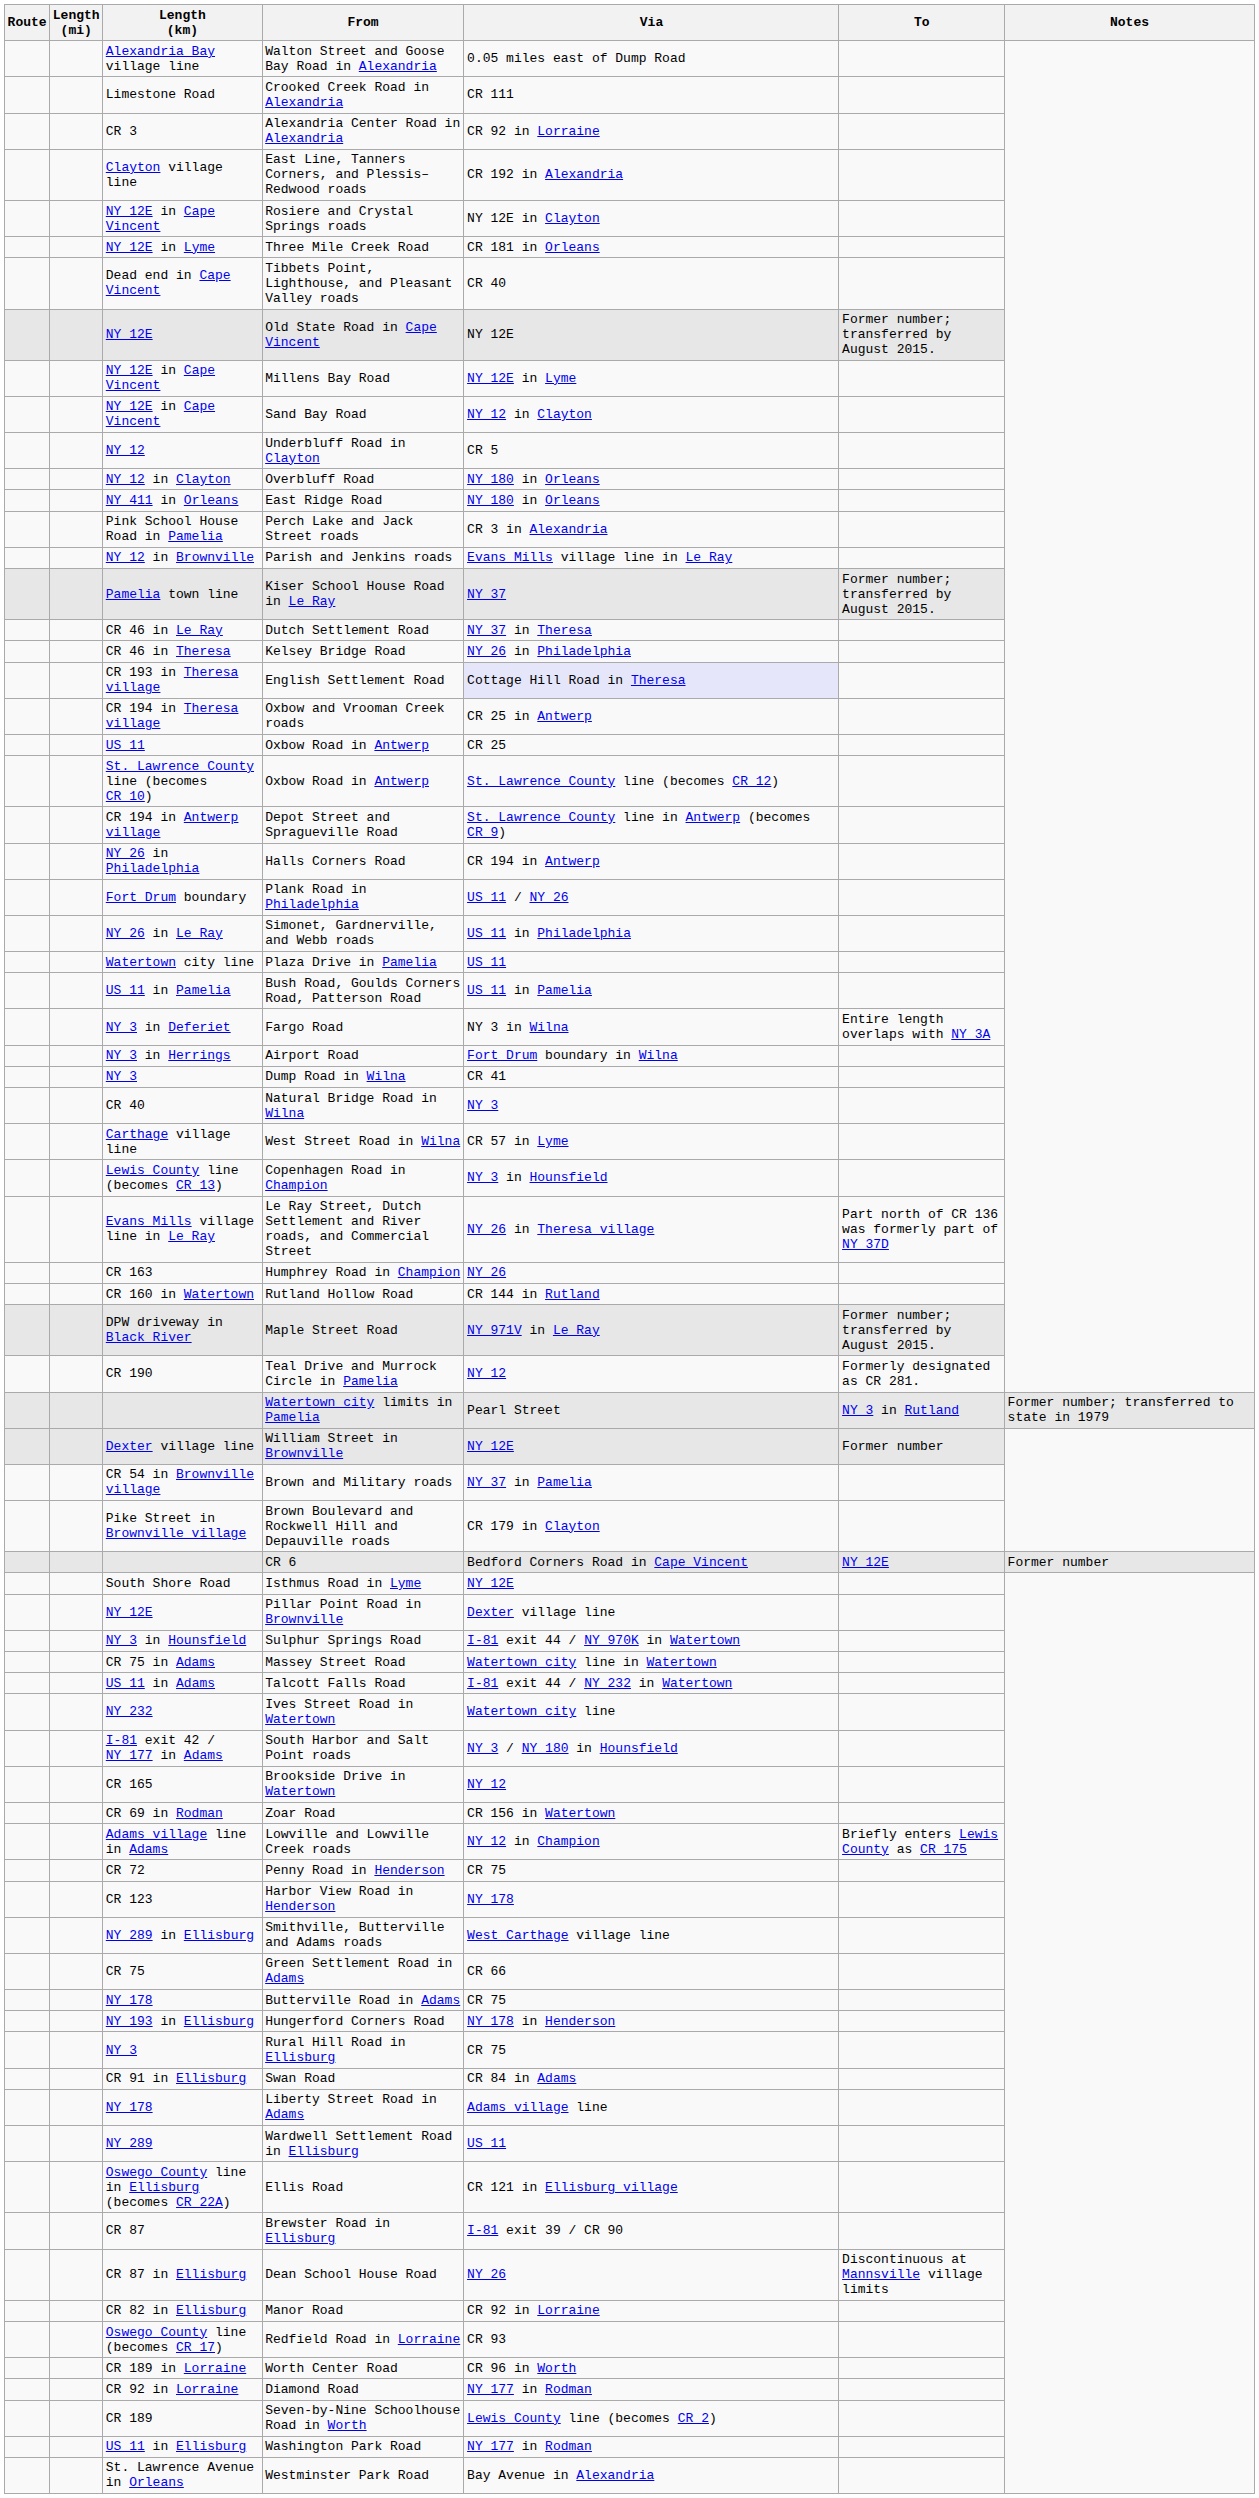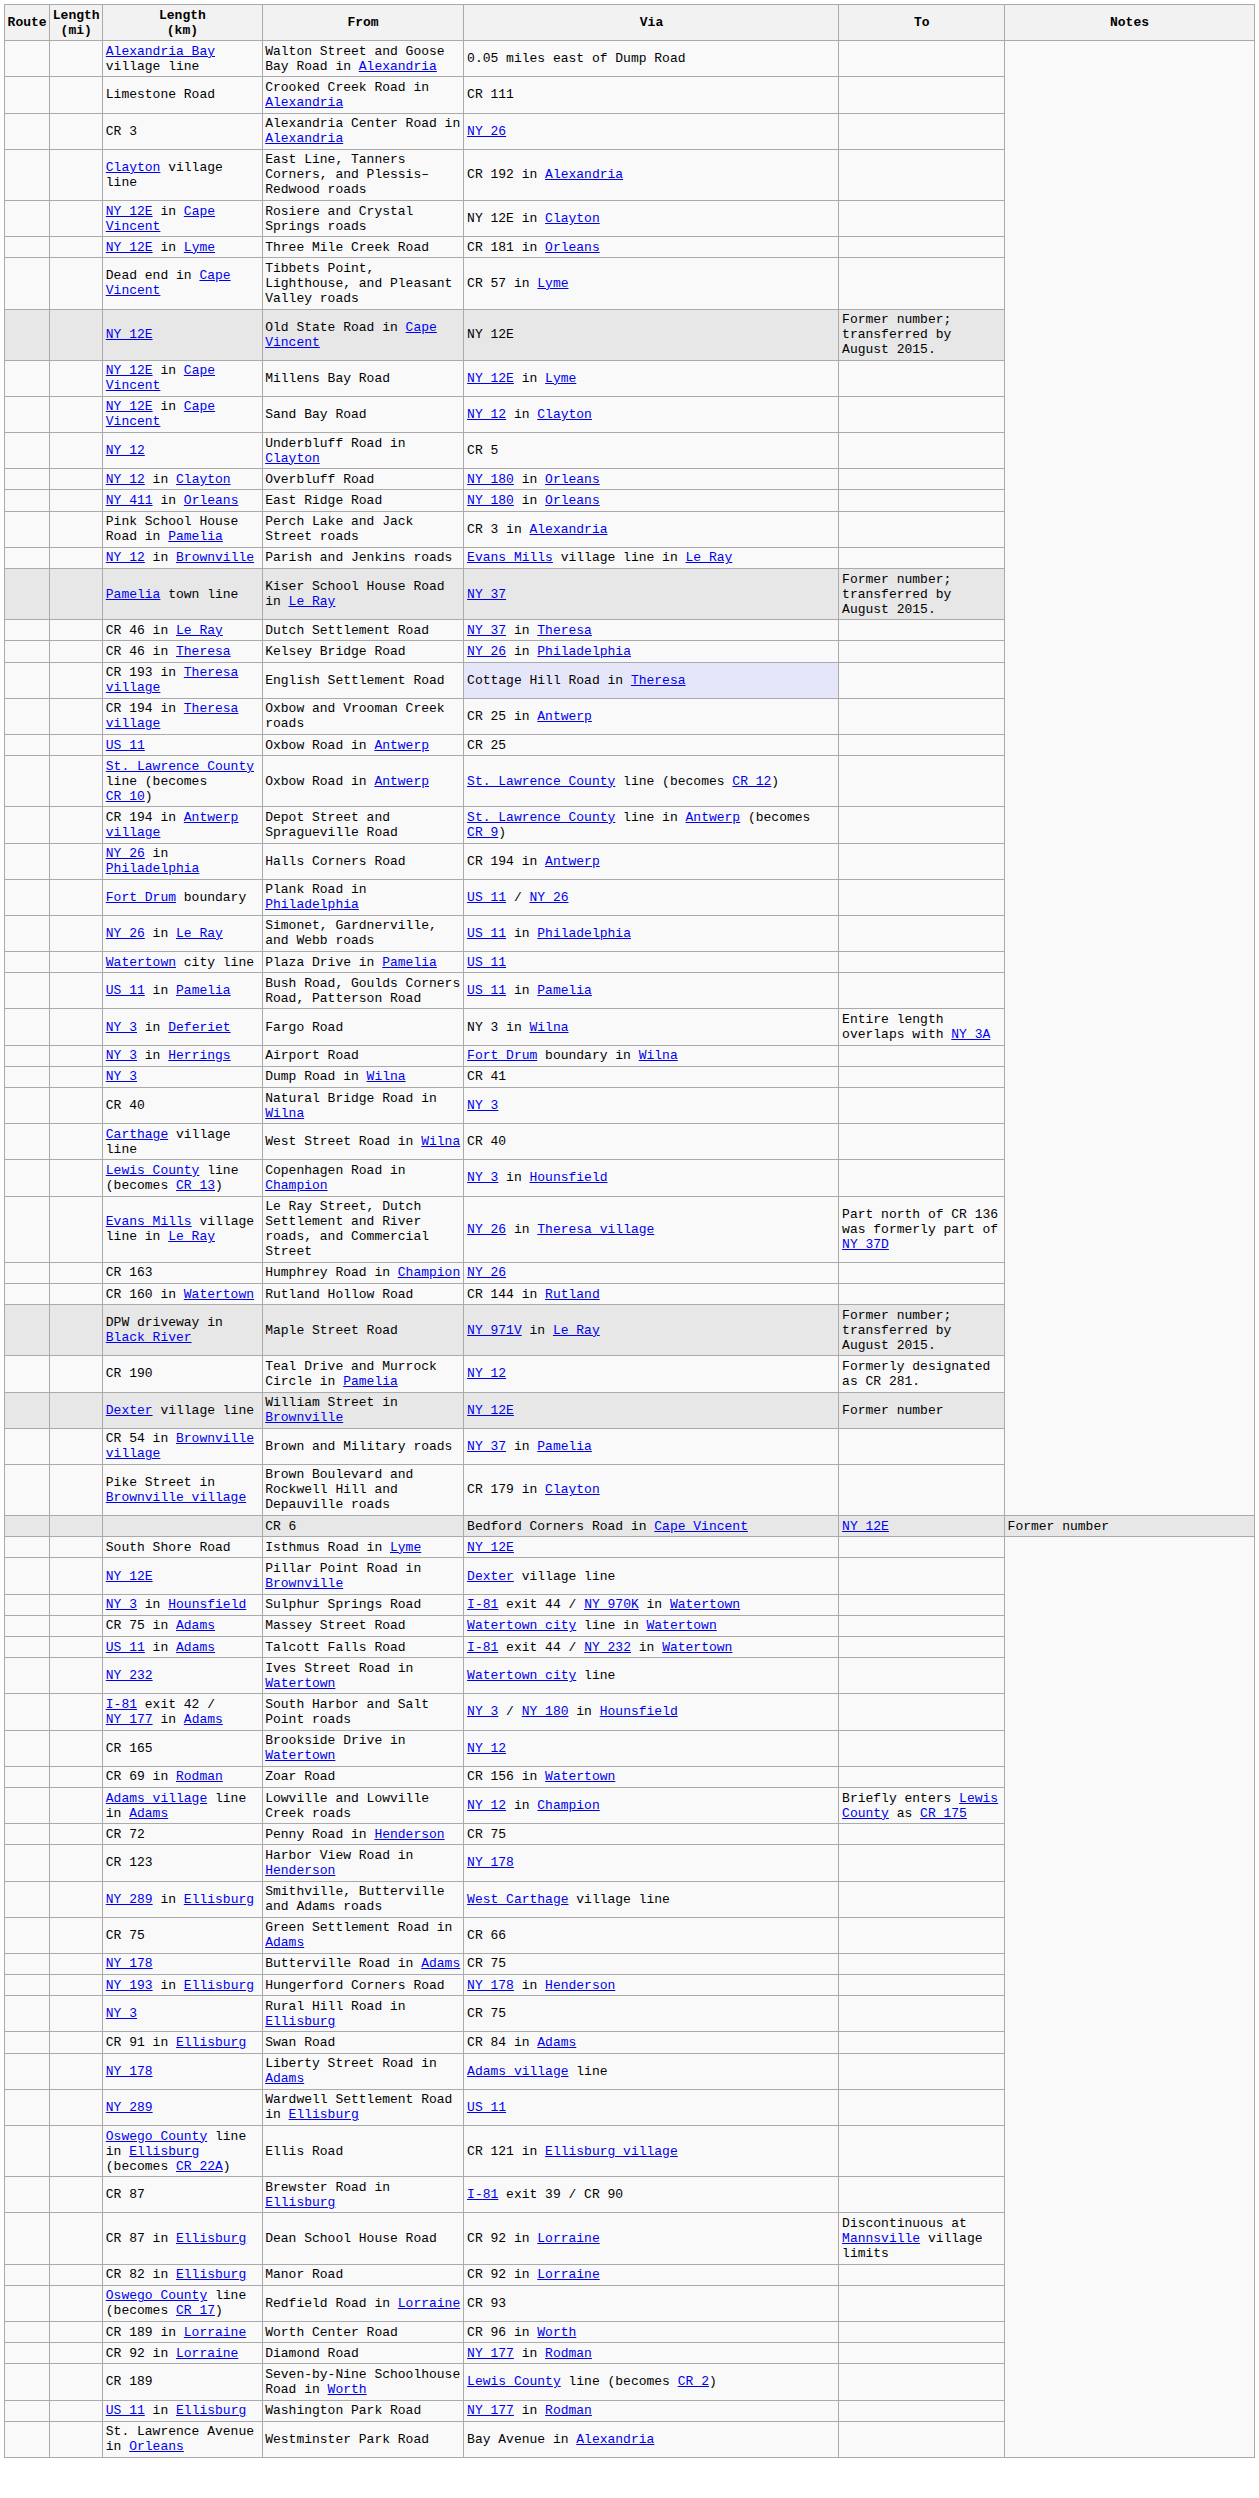(533, 131) CR 92 in Lorraine -> (487, 131) NY 26
(487, 283) CR 40 -> (518, 283) CR 57 in Lyme
(518, 1142) CR 57 in Lyme -> (487, 1142) CR 40
- row: (182, 1410)
(487, 2275) NY 26 -> (533, 2238) CR 92 in Lorraine
